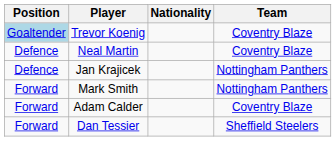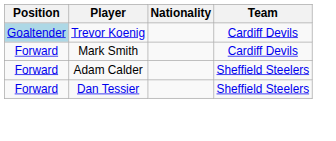(272, 32) Coventry Blaze -> (263, 32) Cardiff Devils
- row: (108, 51)
- row: (108, 70)
(272, 88) Nottingham Panthers -> (263, 51) Cardiff Devils
(272, 107) Coventry Blaze -> (263, 70) Sheffield Steelers
